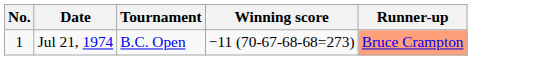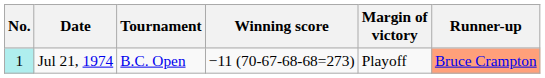+ column: (395, 26)
(19, 42) no background -> (19, 60) paleturquoise background
